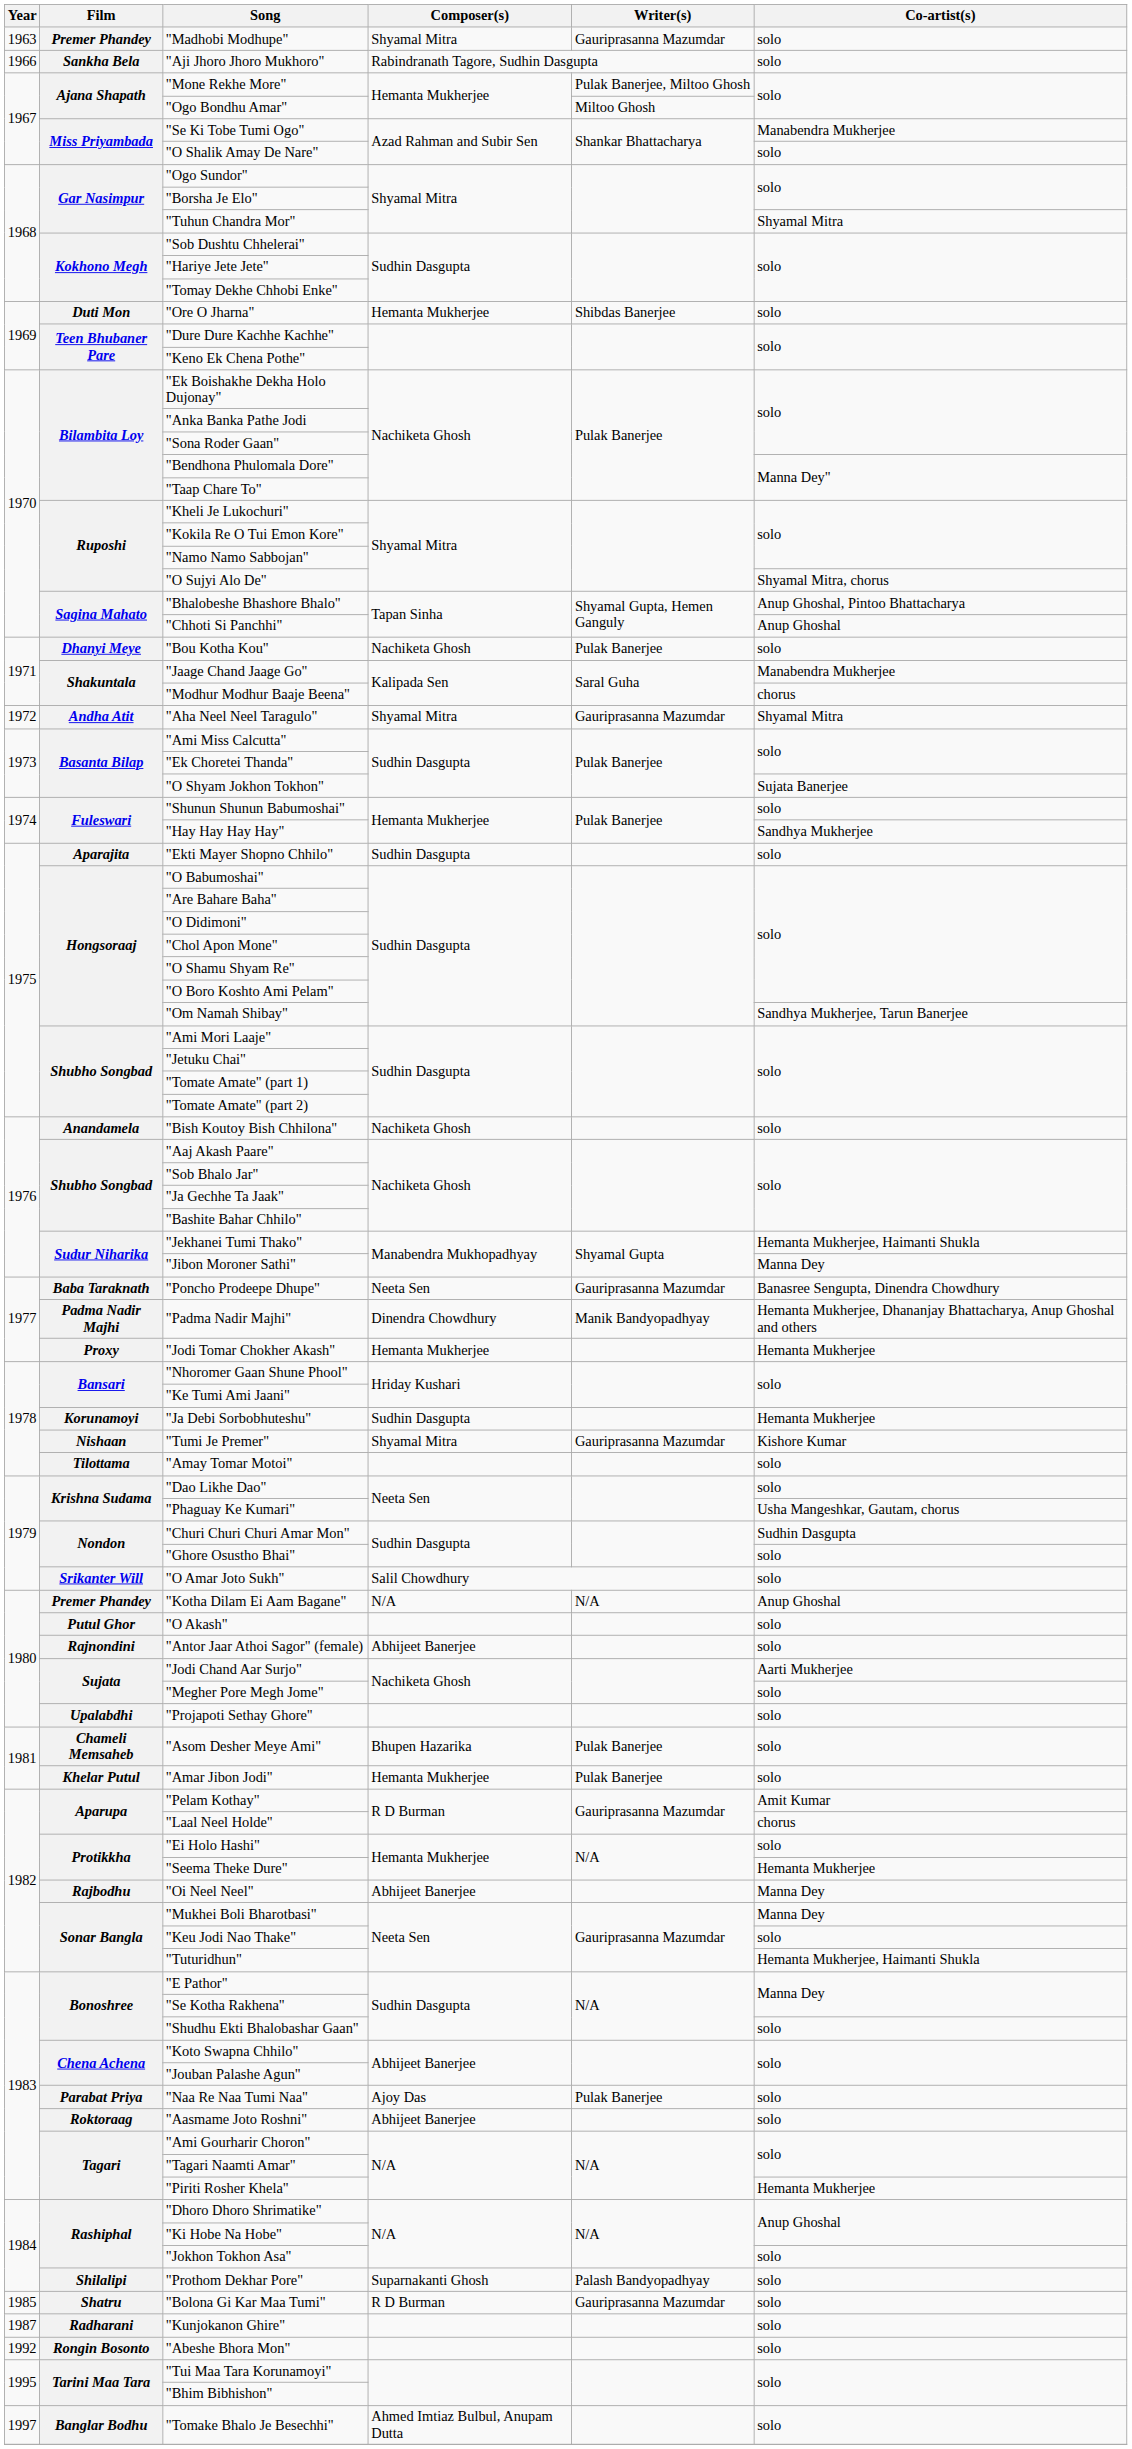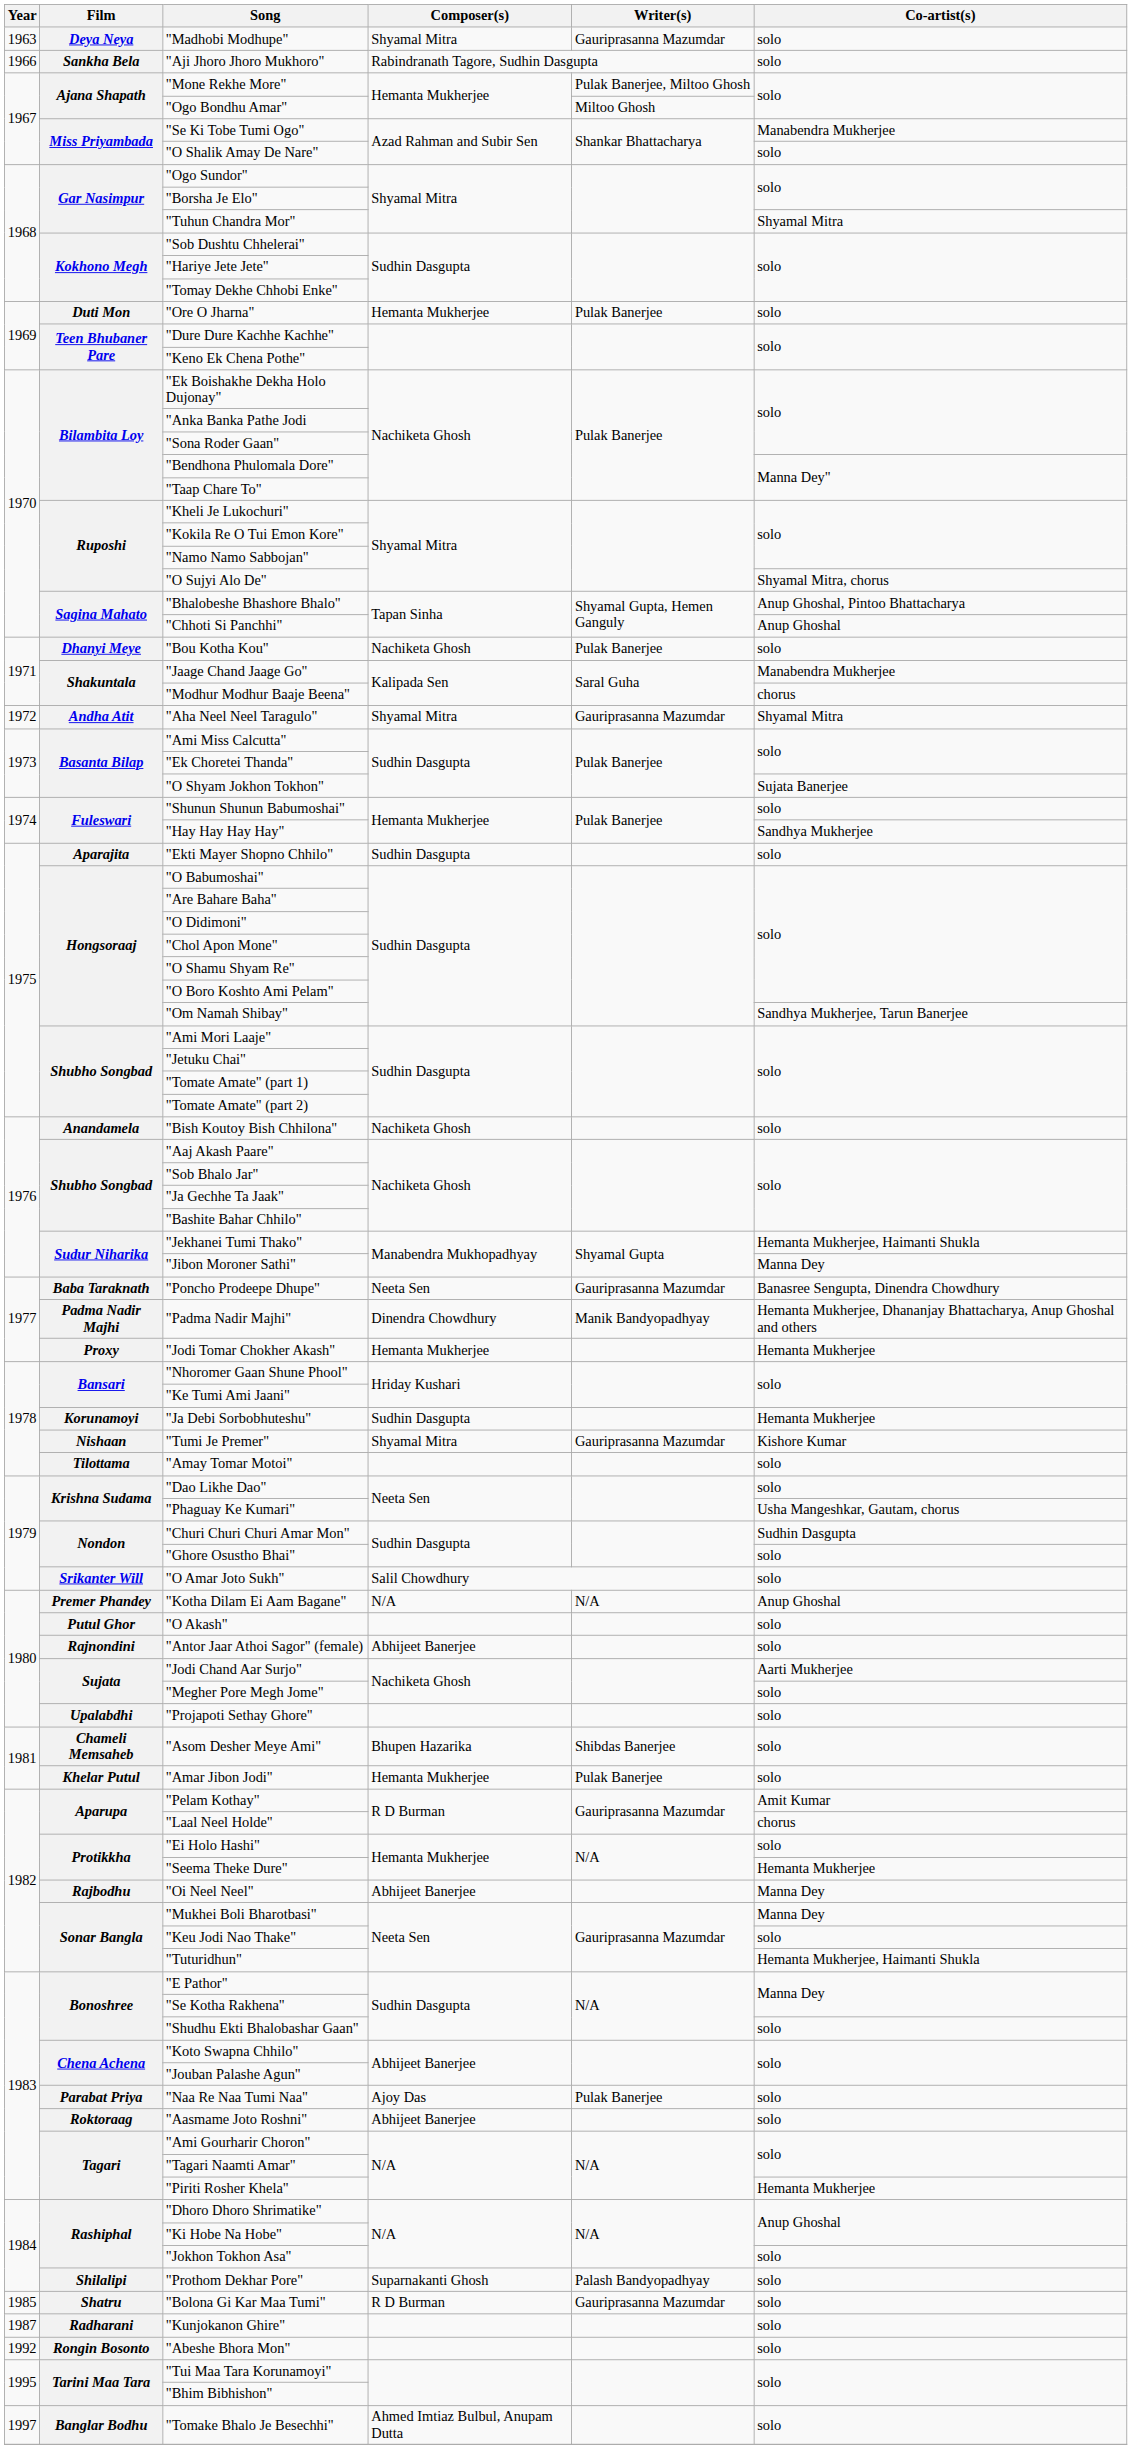(101, 38) Premer Phandey -> (101, 38) Deya Neya
(625, 312) Shibdas Banerjee -> (619, 312) Pulak Banerjee
(619, 1746) Pulak Banerjee -> (625, 1746) Shibdas Banerjee
